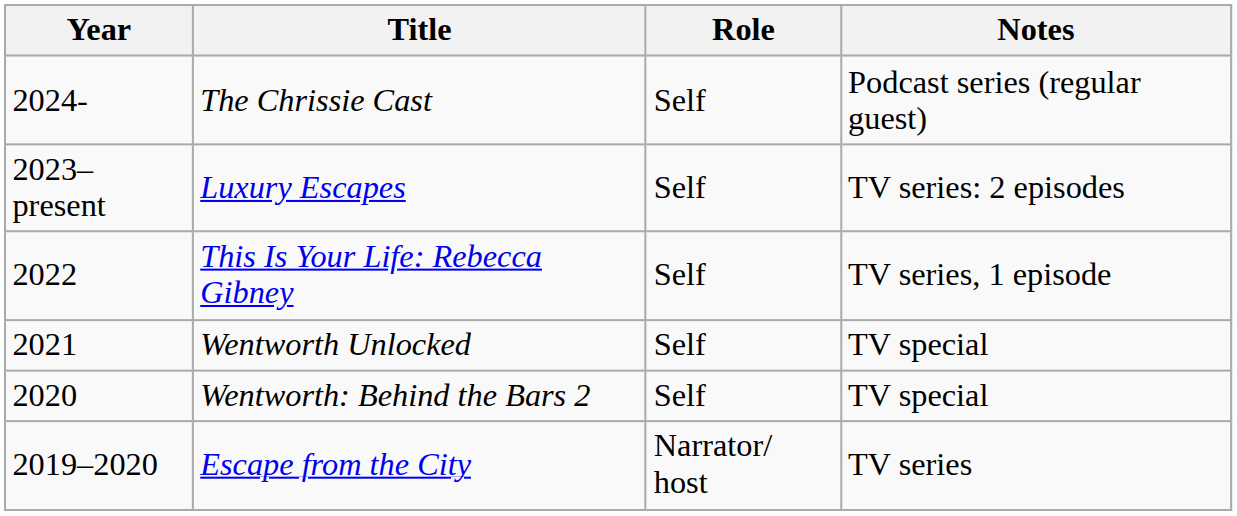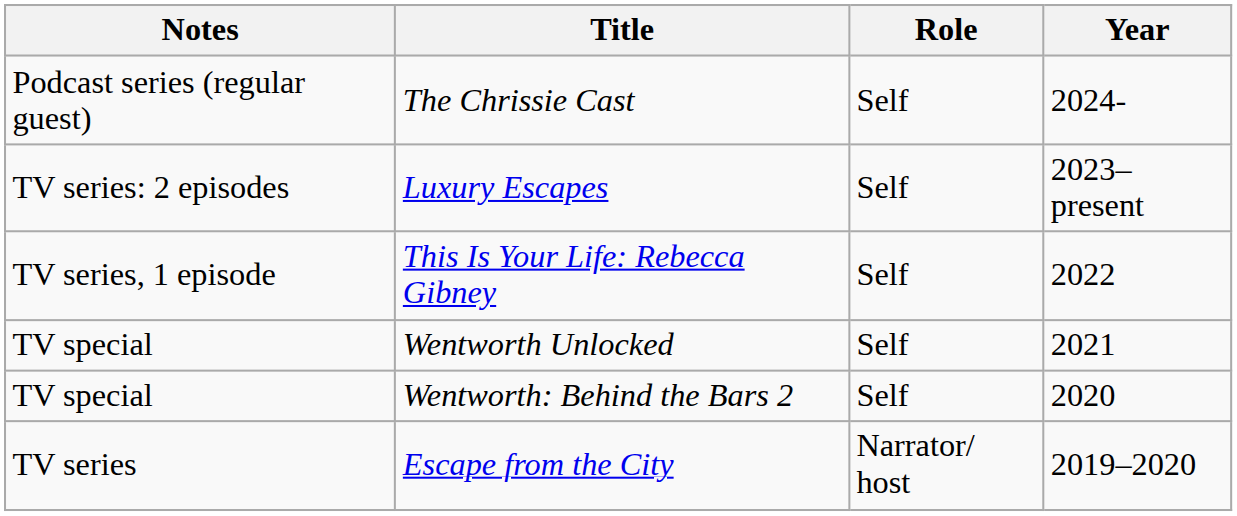columns swapped: (99, 30) <-> (1036, 30)
